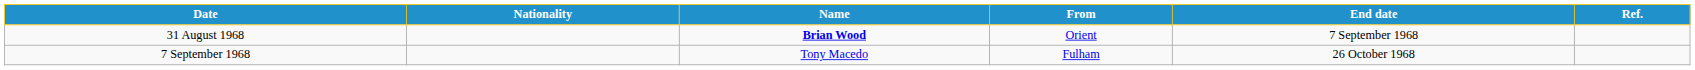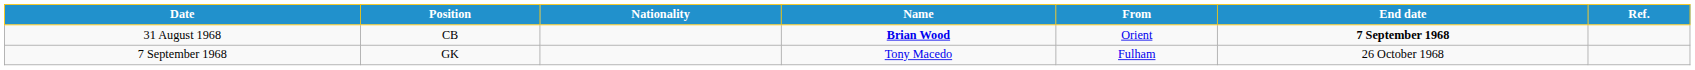+ column: (450, 14)
(1374, 35) normal -> (1403, 35) bold
